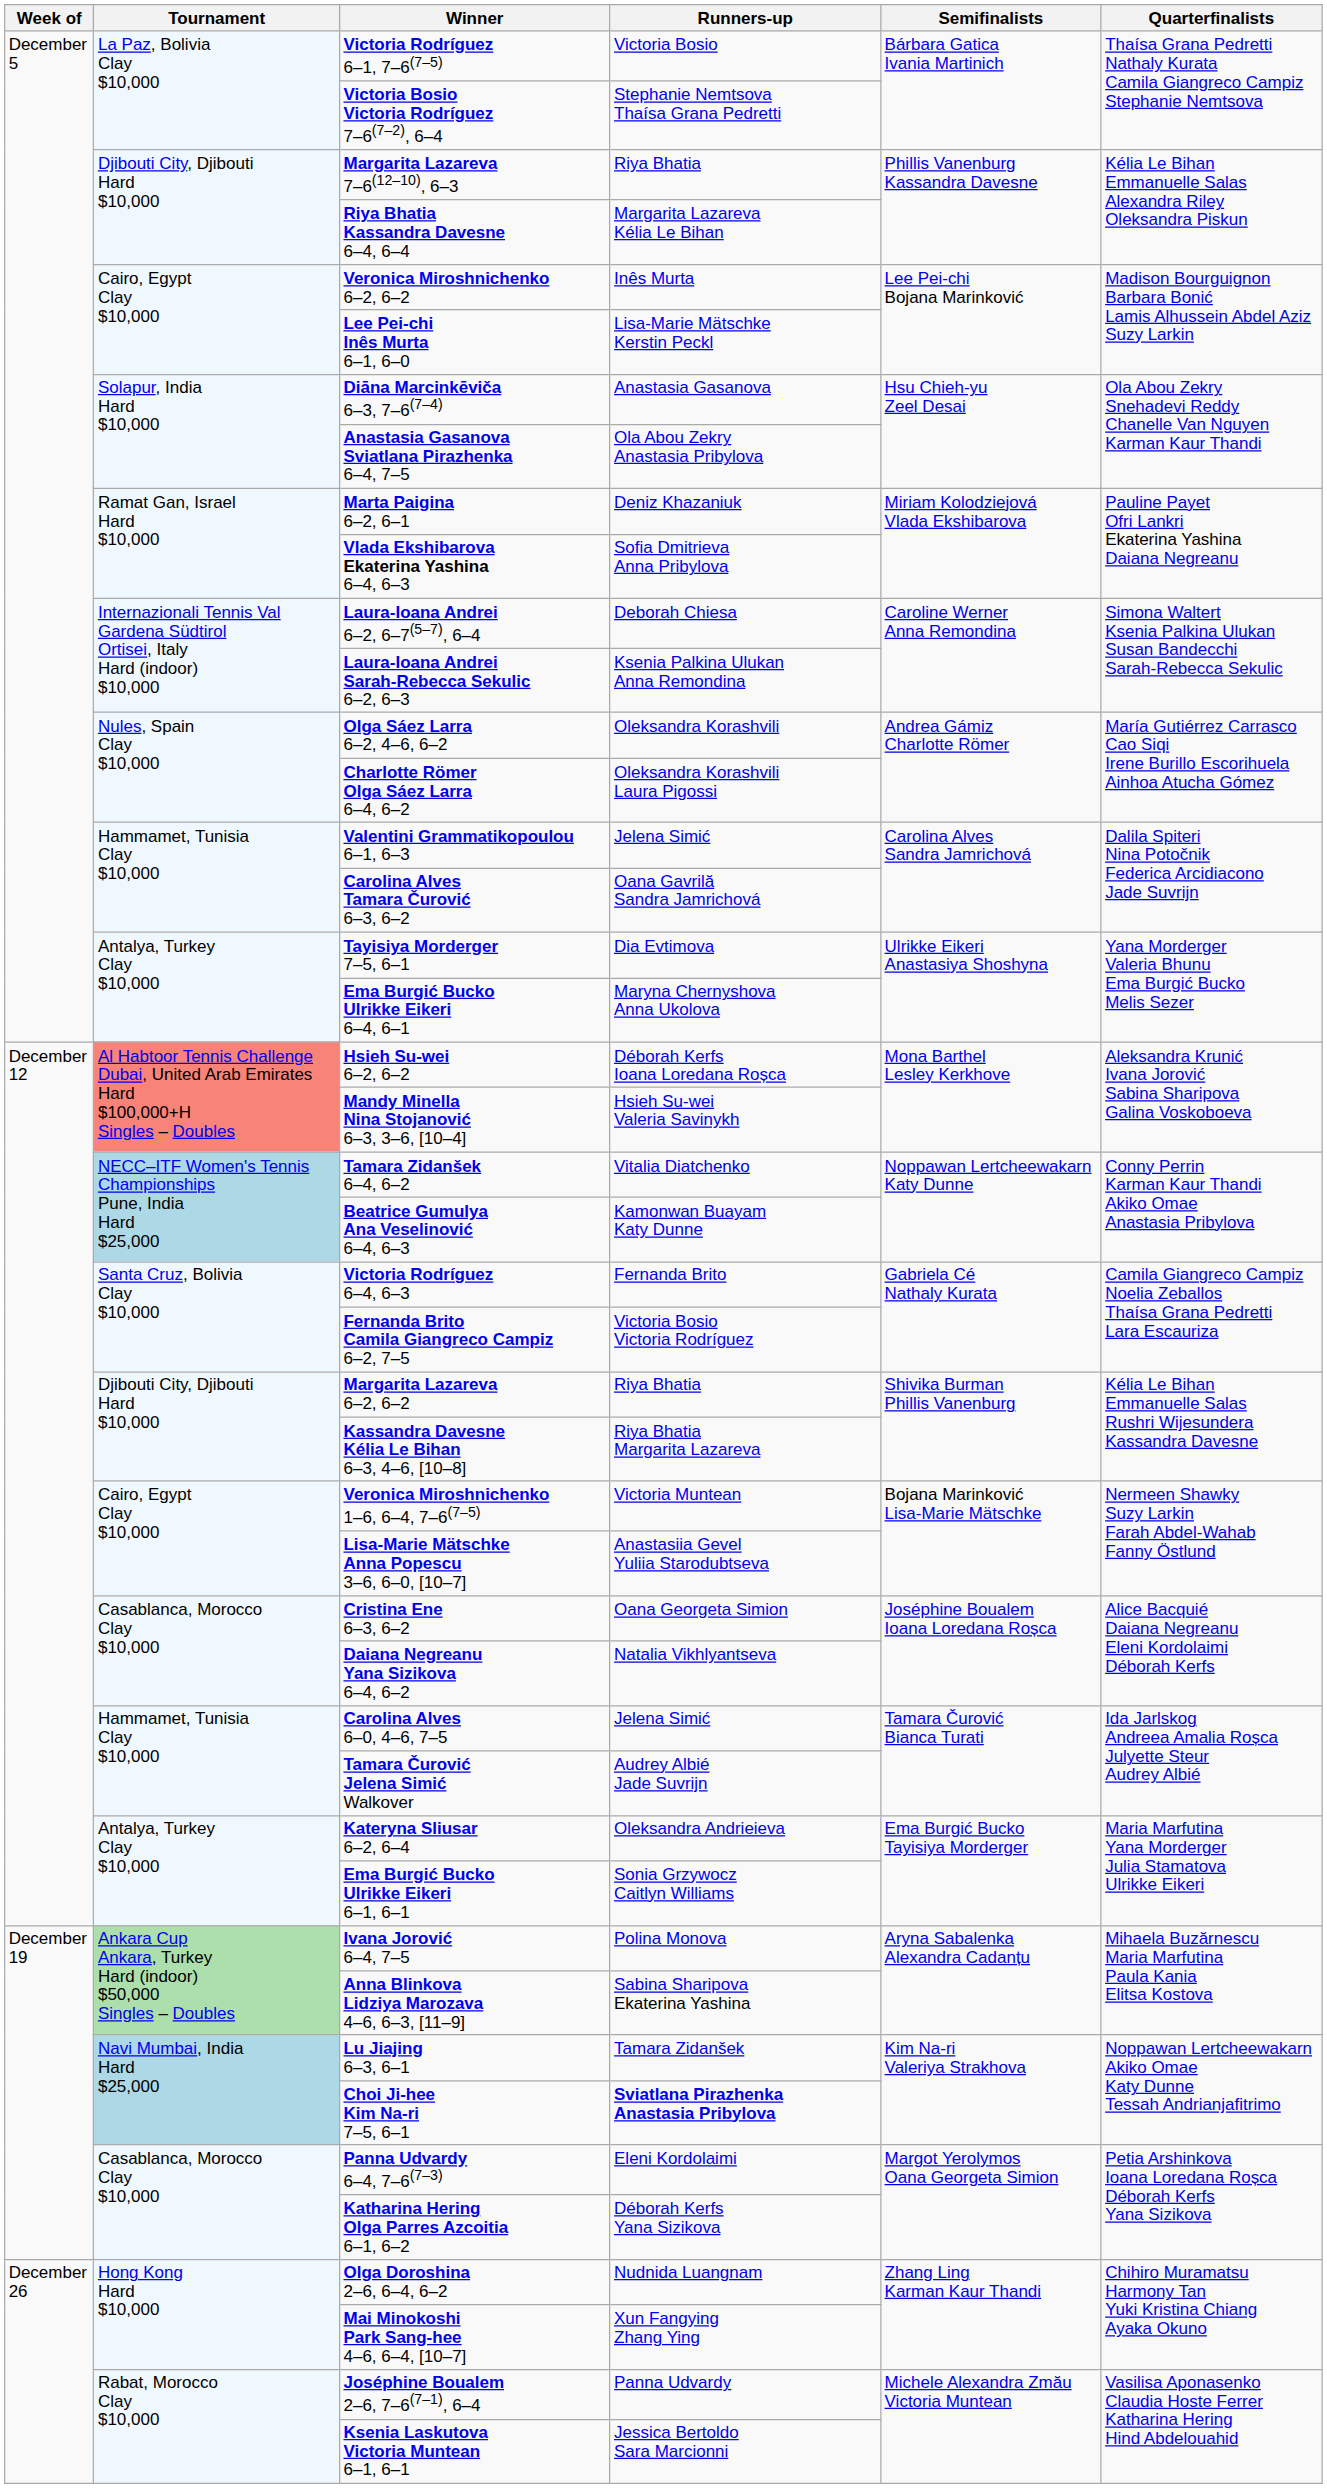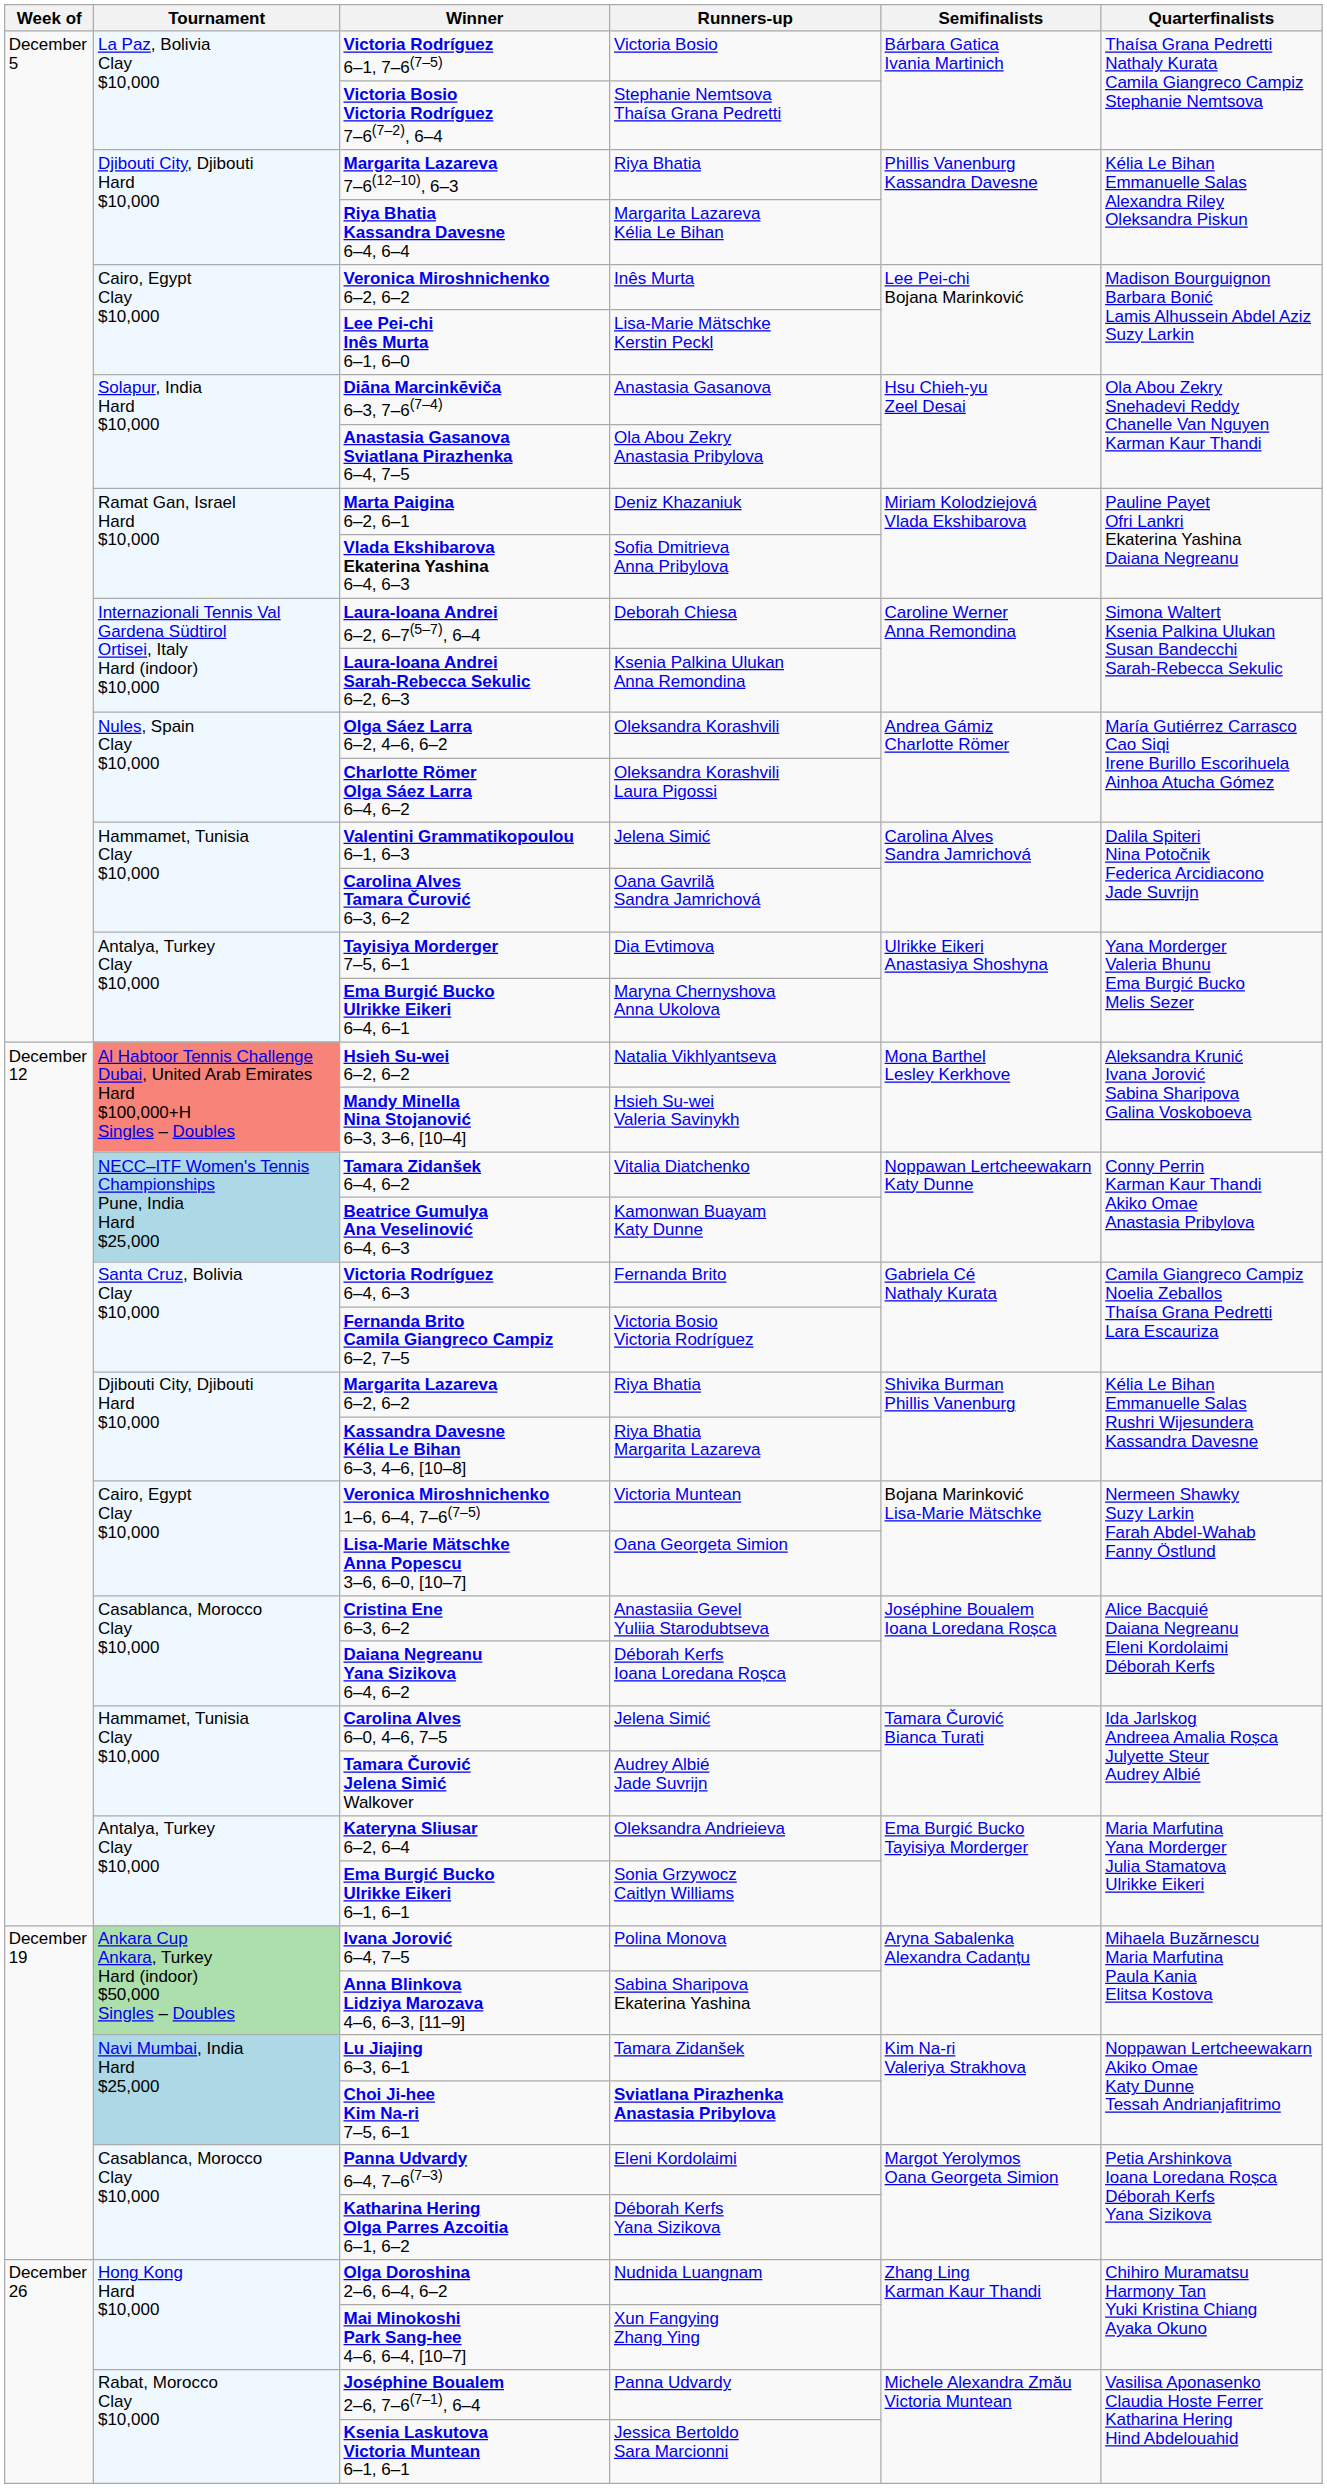(700, 1064) Déborah Kerfs Ioana Loredana Roșca -> (695, 1055) Natalia Vikhlyantseva
(692, 1554) Anastasiia Gevel Yuliia Starodubtseva -> (701, 1544) Oana Georgeta Simion
(701, 1609) Oana Georgeta Simion -> (692, 1618) Anastasiia Gevel Yuliia Starodubtseva
(695, 1654) Natalia Vikhlyantseva -> (700, 1664) Déborah Kerfs Ioana Loredana Roșca
